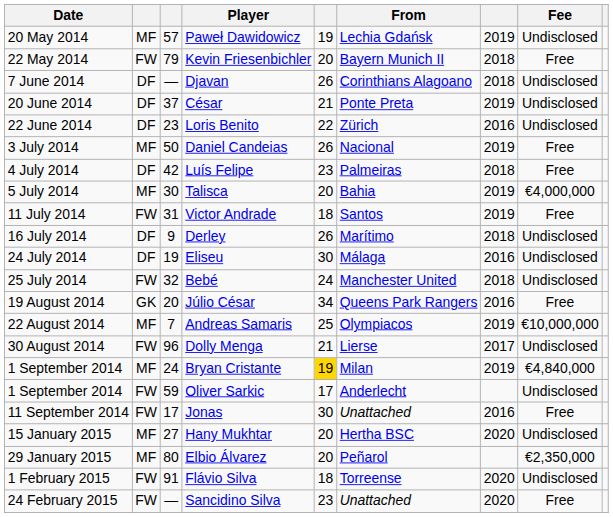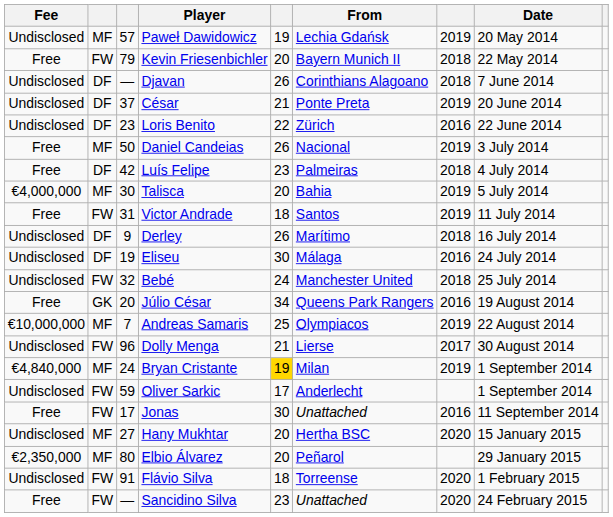columns swapped: (68, 15) <-> (560, 15)
